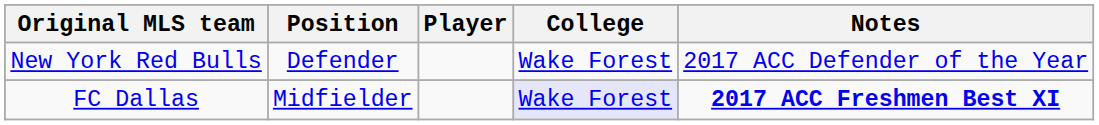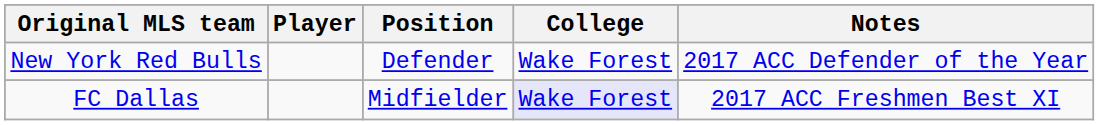columns swapped: (466, 24) <-> (343, 24)
(886, 100) bold -> (886, 100) normal
